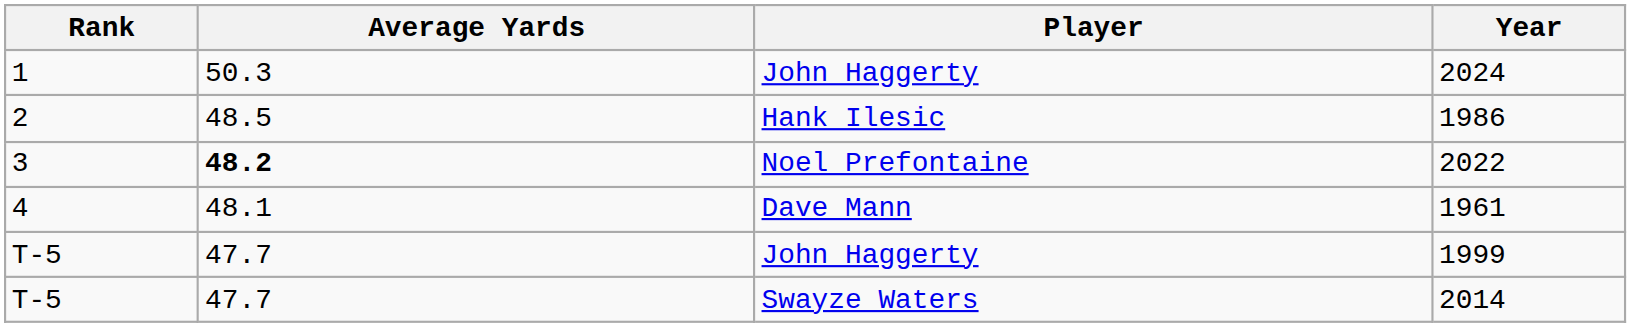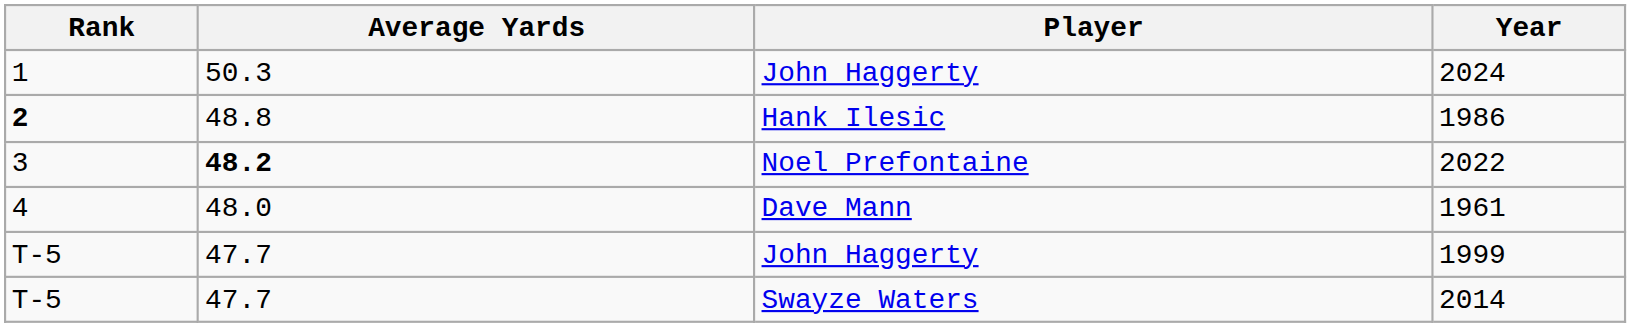(20, 118) normal -> (20, 118) bold
(238, 118) 48.5 -> (238, 118) 48.8
(238, 209) 48.1 -> (238, 209) 48.0
